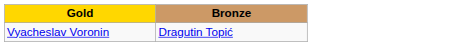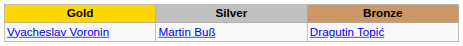+ column: (231, 13)
